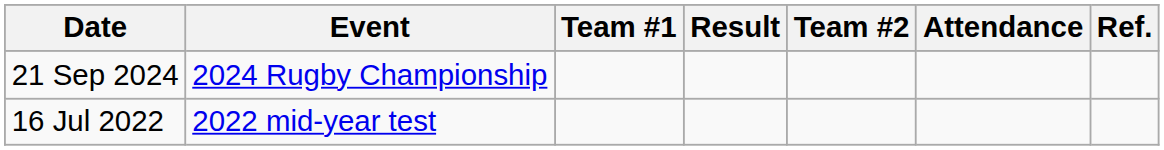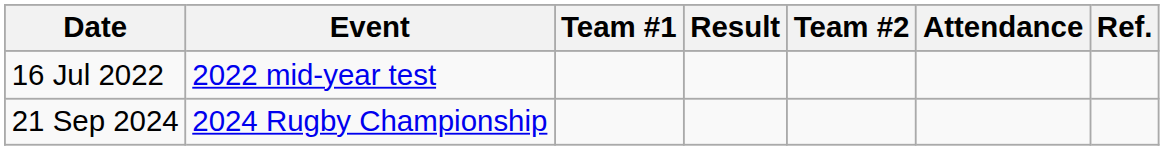rows swapped: (88, 121) <-> (95, 74)
